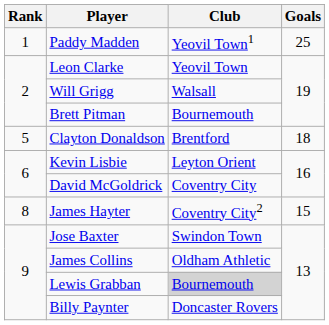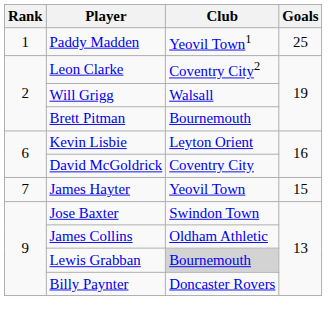(210, 67) Yeovil Town -> (215, 69) Coventry City2
- row: (107, 138)
(25, 211) 8 -> (25, 189) 7
(217, 211) Coventry City2 -> (207, 189) Yeovil Town
